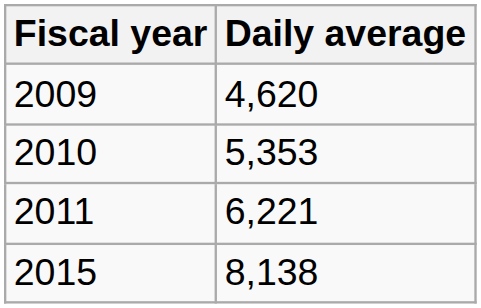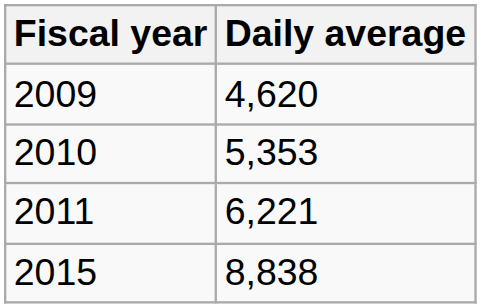(272, 271) 8,138 -> (272, 271) 8,838
